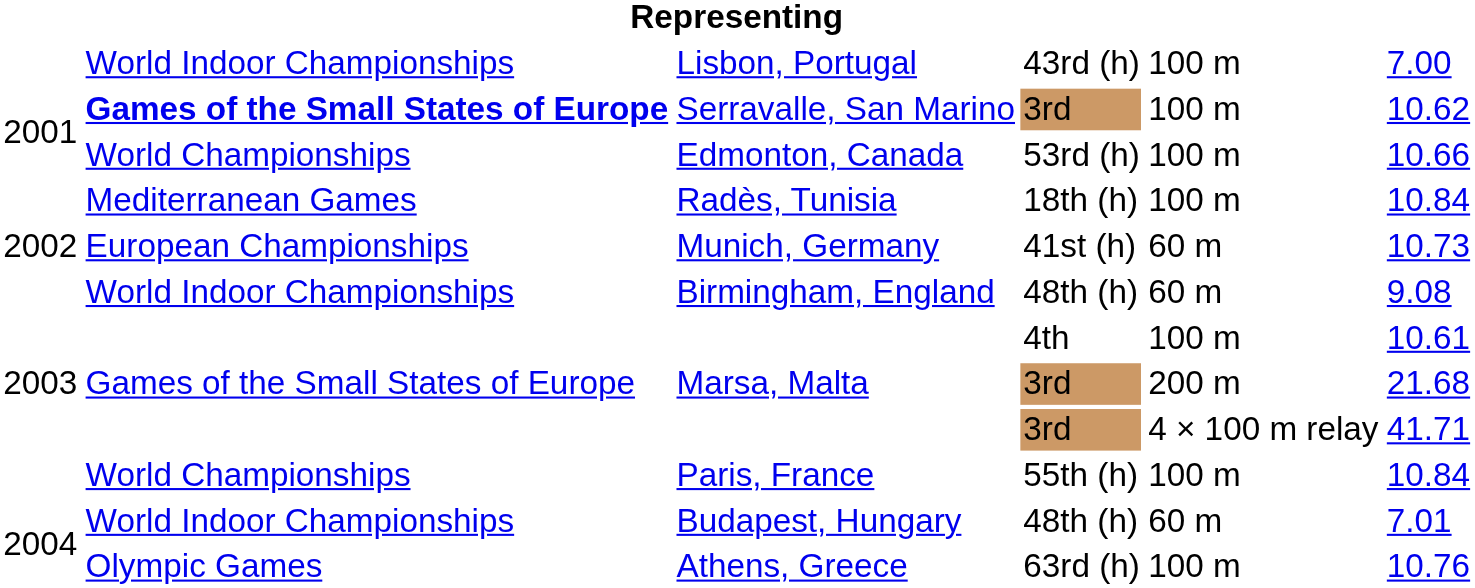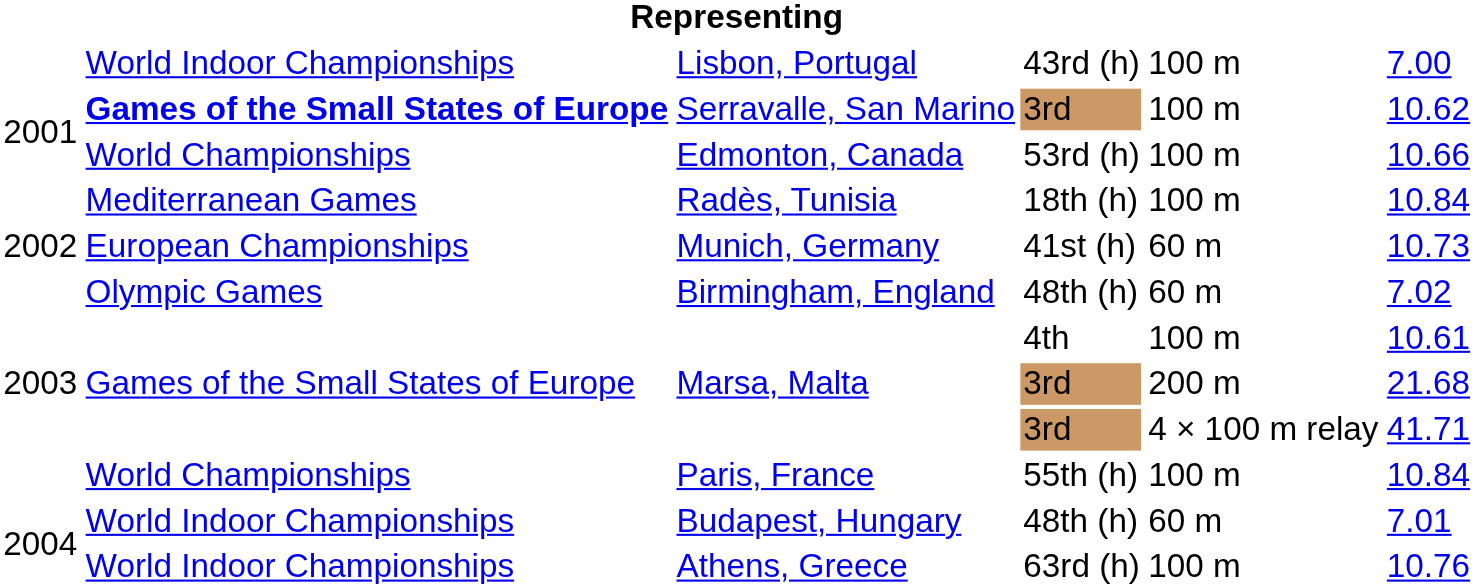(300, 291) World Indoor Championships -> (204, 291) Olympic Games
(1419, 291) 9.08 -> (1419, 291) 7.02
(204, 566) Olympic Games -> (300, 566) World Indoor Championships
